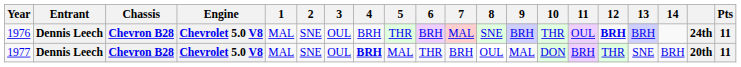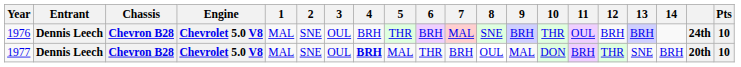(613, 33) bold -> (612, 33) normal
(725, 33) 11 -> (724, 33) 10
(725, 52) 11 -> (724, 52) 10
